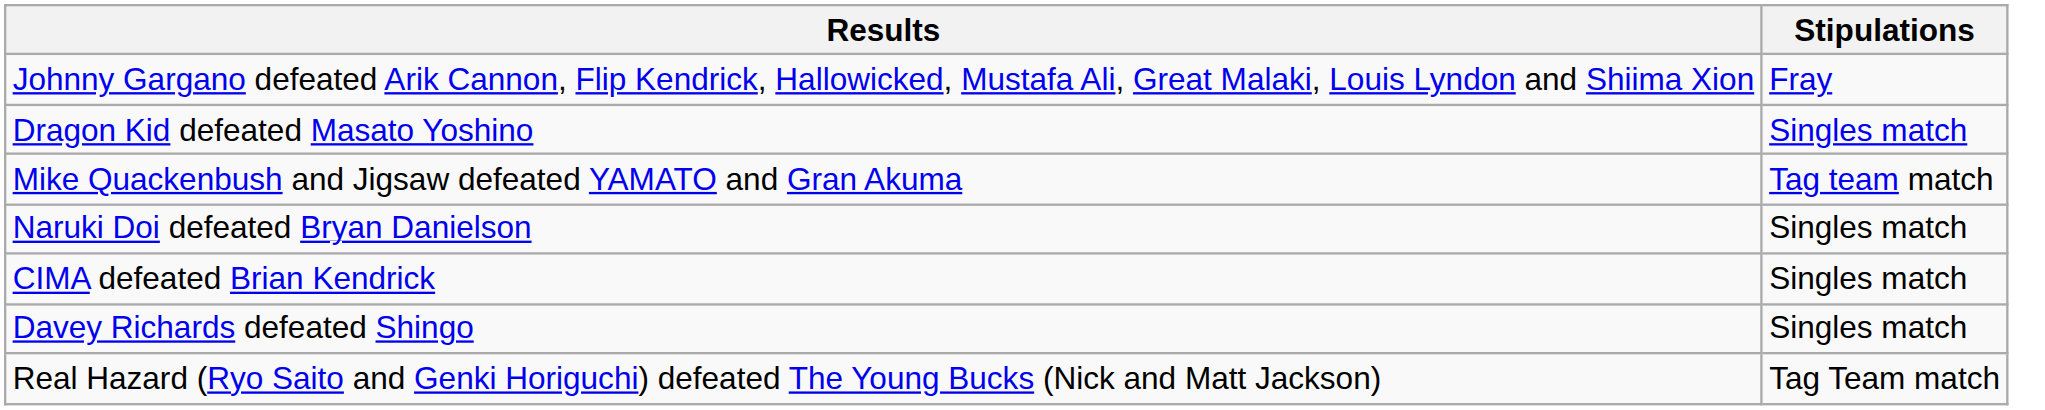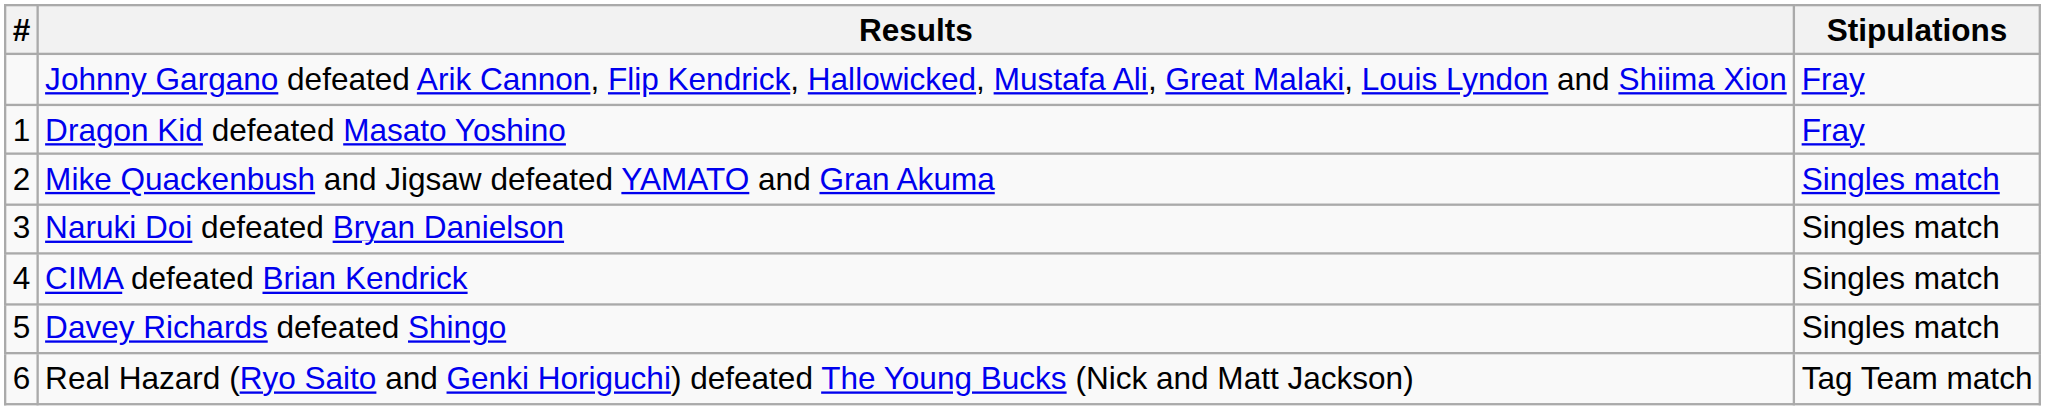+ column: (21, 30)
(1868, 129) Singles match -> (1833, 129) Fray
(1881, 179) Tag team match -> (1901, 179) Singles match
